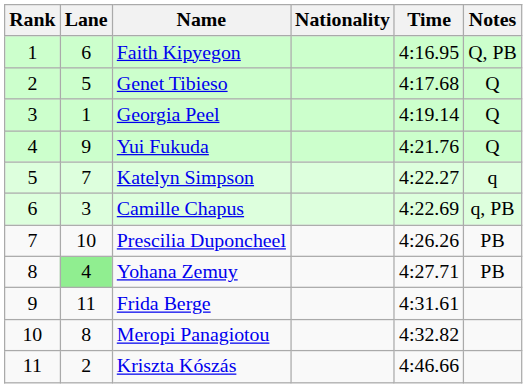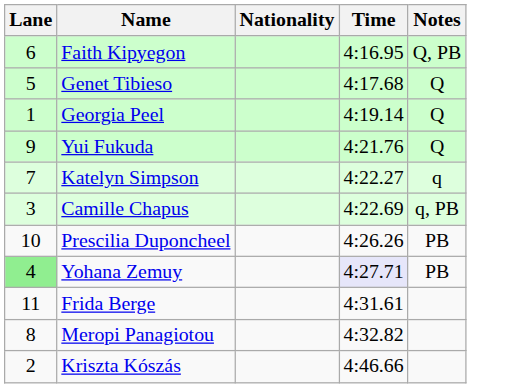- column: (32, 20)
(429, 271) no background -> (374, 271) lavender background
